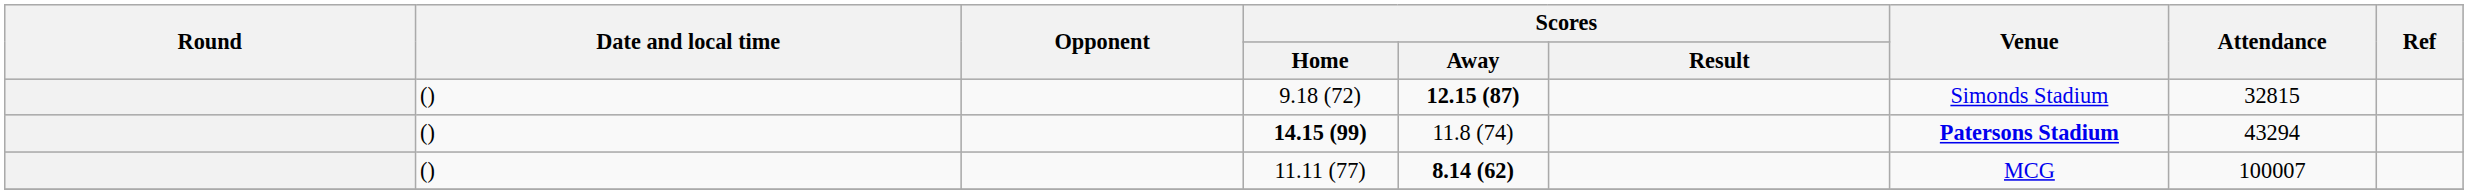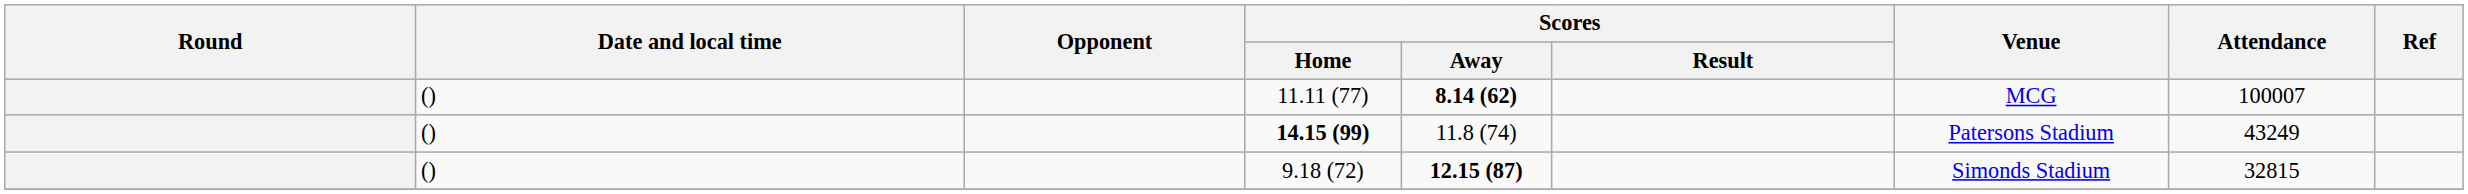rows swapped: (1320, 96) <-> (1320, 170)
(2029, 133) bold -> (2031, 133) normal
(2272, 133) 43294 -> (2272, 133) 43249
